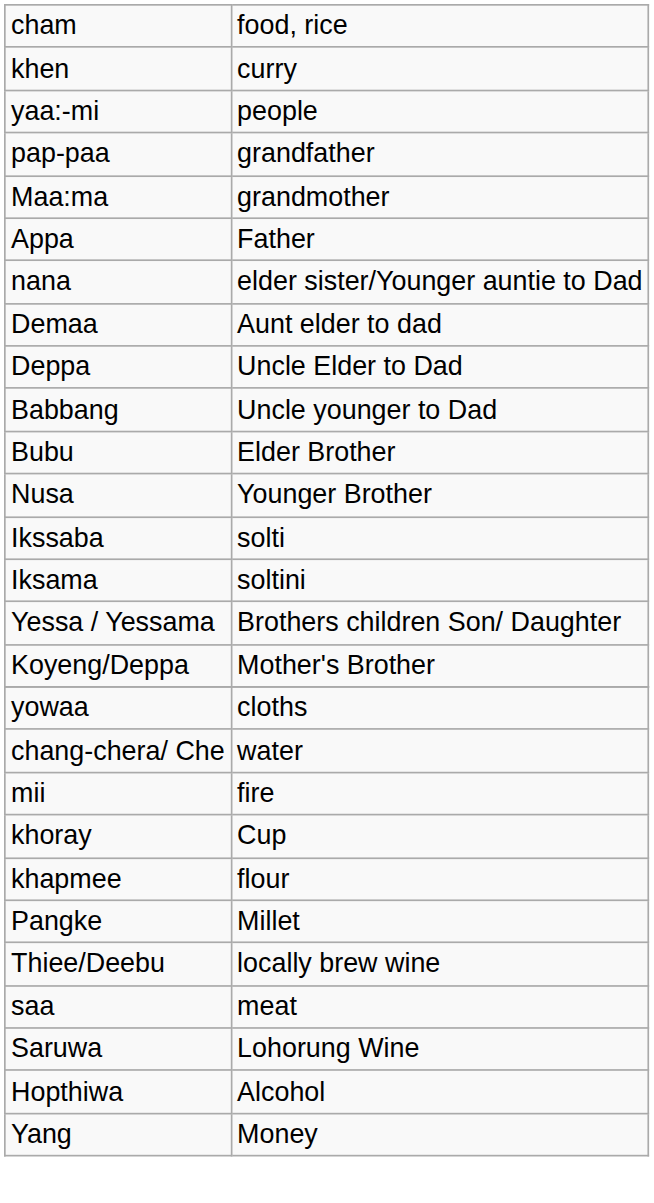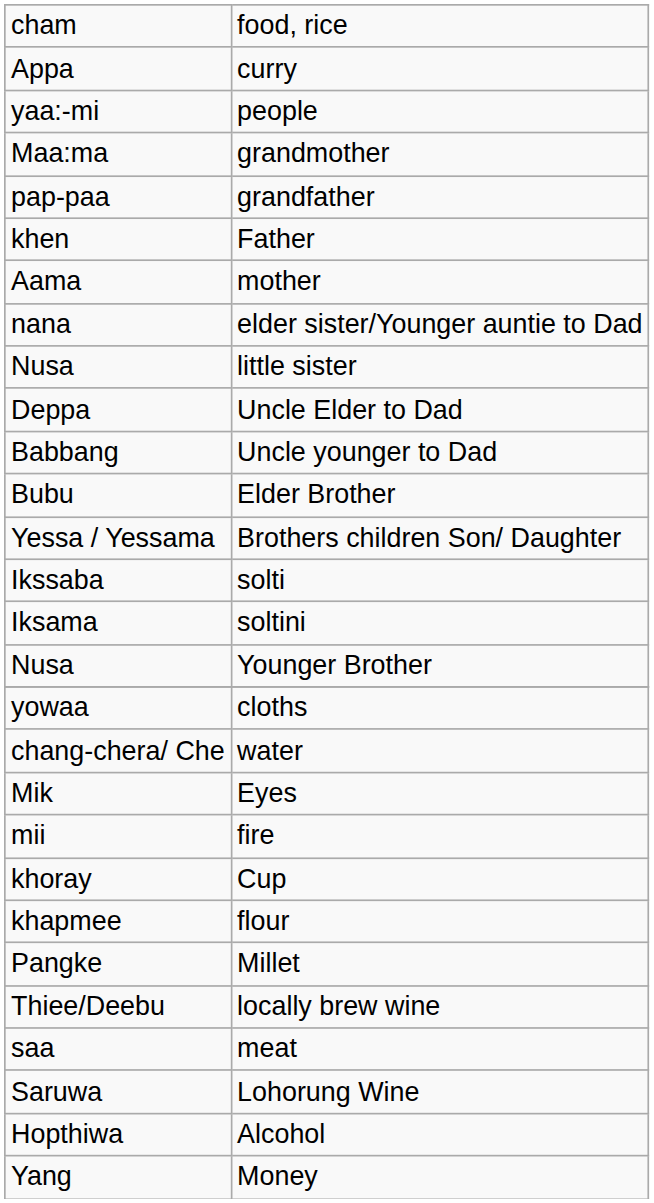(40, 68) khen -> (42, 68) Appa
rows swapped: (306, 153) <-> (313, 196)
(42, 238) Appa -> (40, 238) khen
+ row: (279, 281)
+ row: (297, 366)
- row: (339, 324)
rows swapped: (334, 494) <-> (429, 622)
- row: (336, 665)
+ row: (267, 793)
